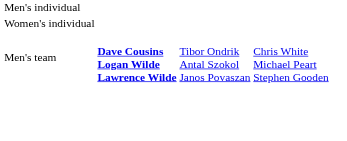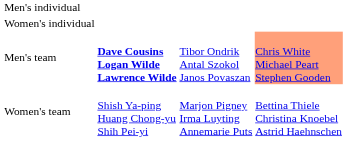(291, 64) no background -> (293, 64) lightsalmon background
+ row: (37, 112)
